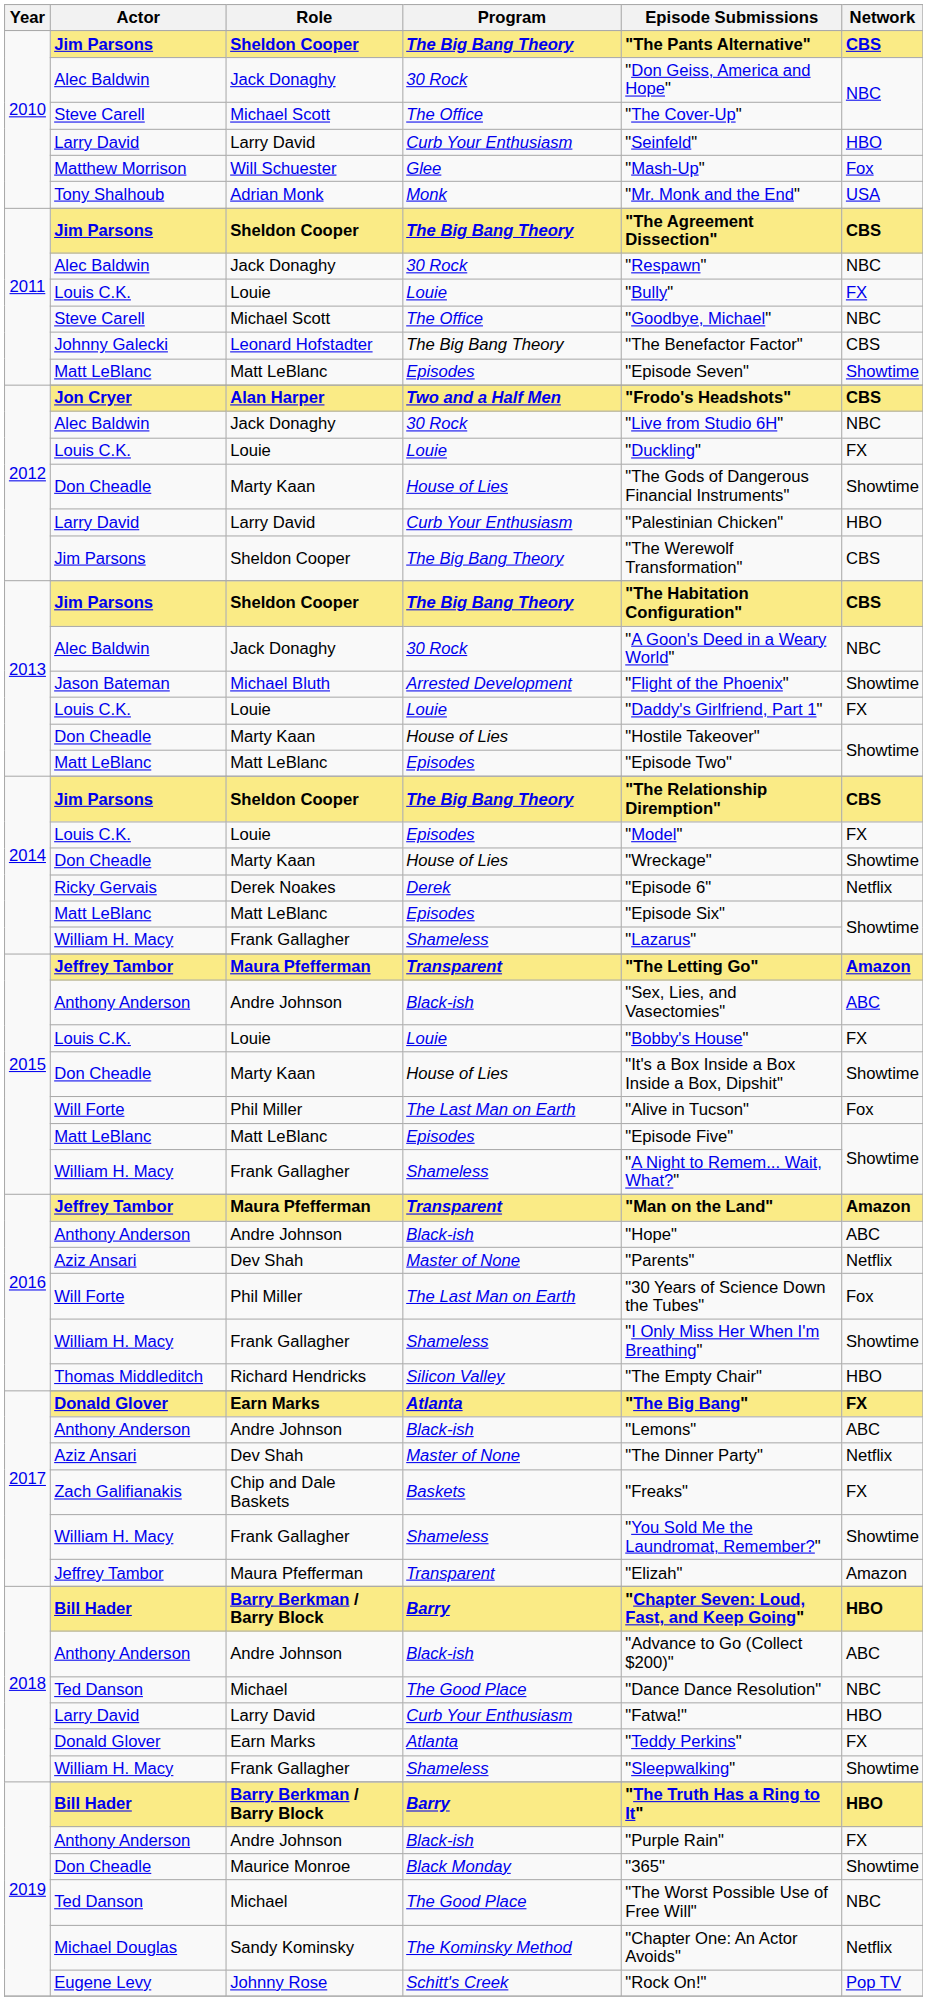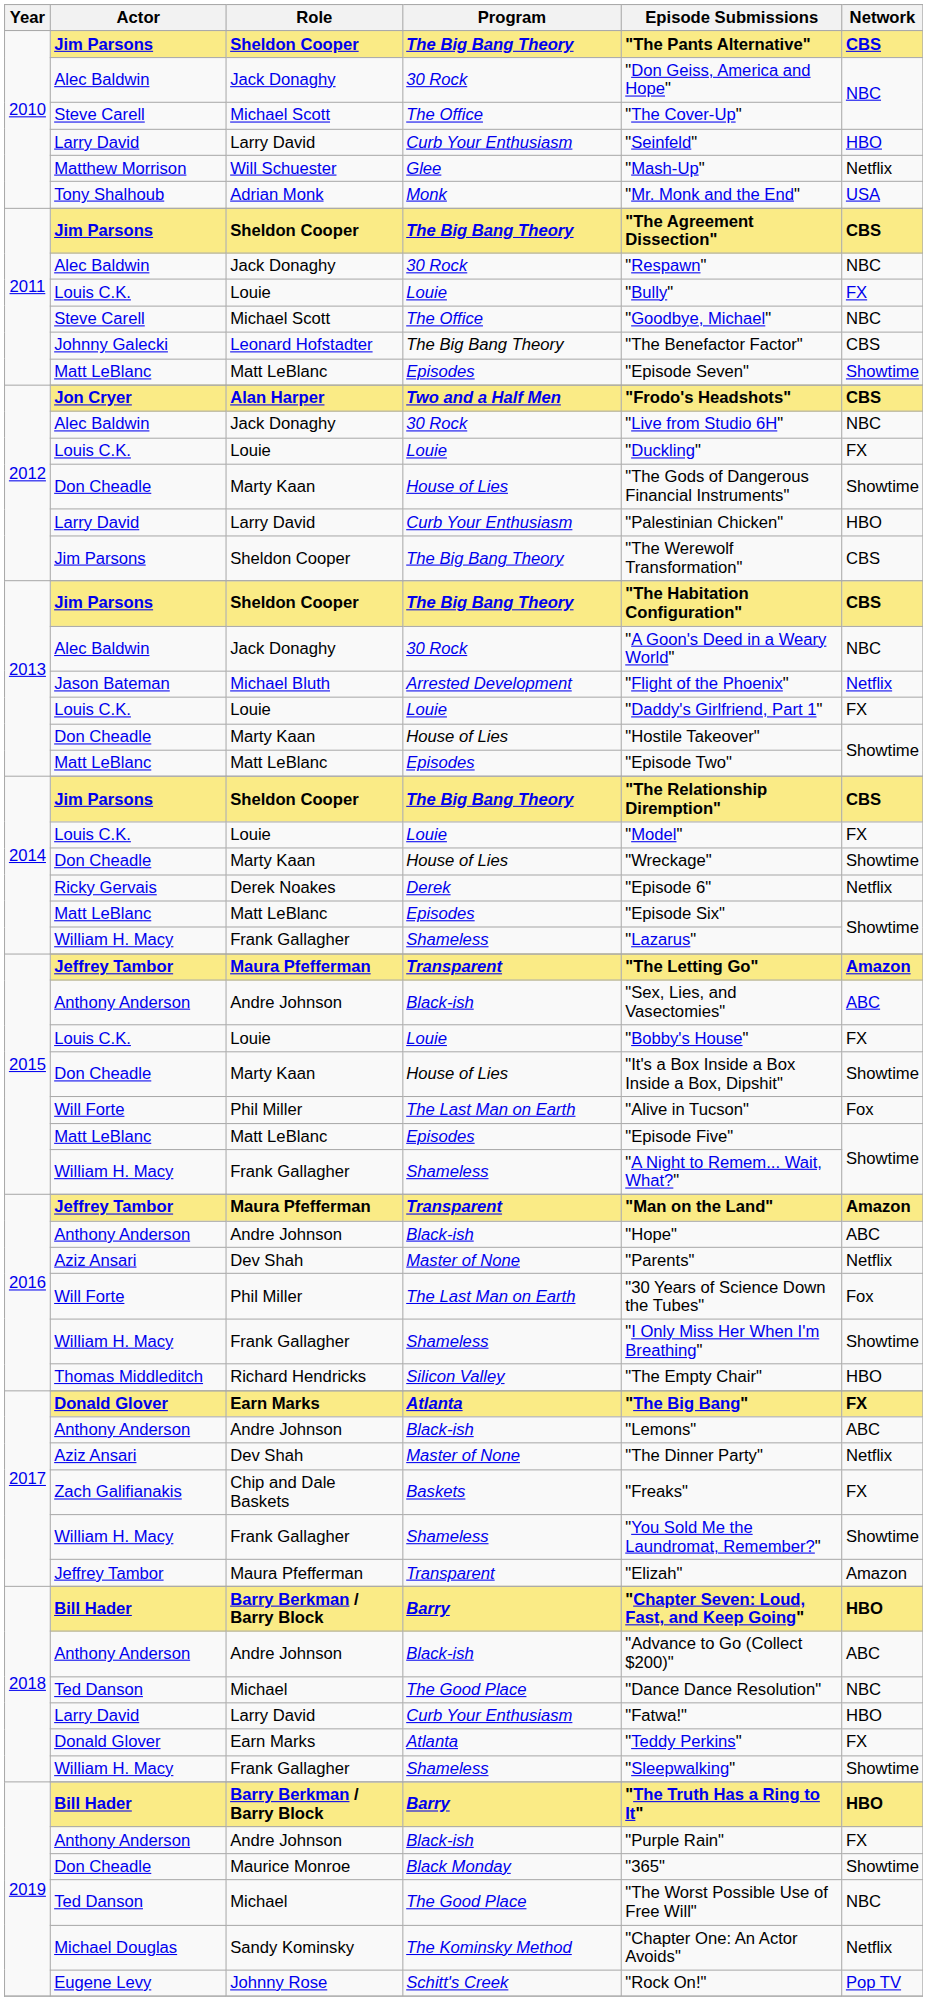(860, 168) Fox -> (869, 168) Netflix
(882, 684) Showtime -> (869, 684) Netflix
(440, 834) Episodes -> (427, 834) Louie
